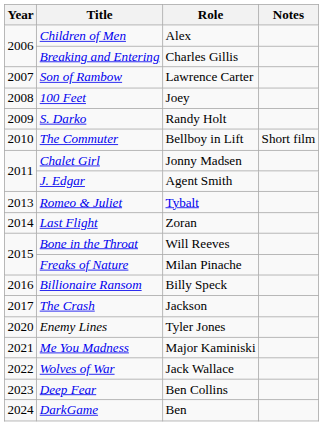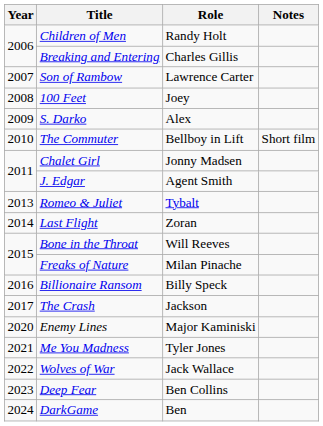(178, 35) Alex -> (196, 35) Randy Holt
(196, 118) Randy Holt -> (178, 118) Alex
(195, 327) Tyler Jones -> (211, 327) Major Kaminiski
(211, 347) Major Kaminiski -> (195, 347) Tyler Jones
